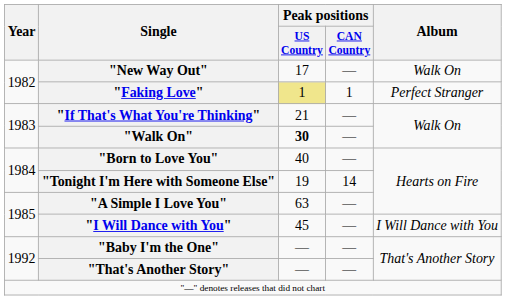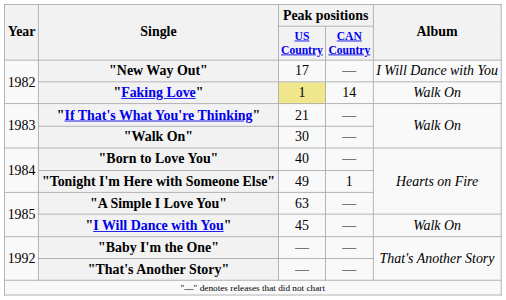(437, 70) Walk On -> (437, 70) I Will Dance with You
(349, 93) 1 -> (349, 93) 14
(437, 93) Perfect Stranger -> (437, 93) Walk On
(302, 137) bold -> (302, 137) normal
(302, 181) 19 -> (302, 181) 49
(349, 181) 14 -> (349, 181) 1
(437, 225) I Will Dance with You -> (437, 225) Walk On
